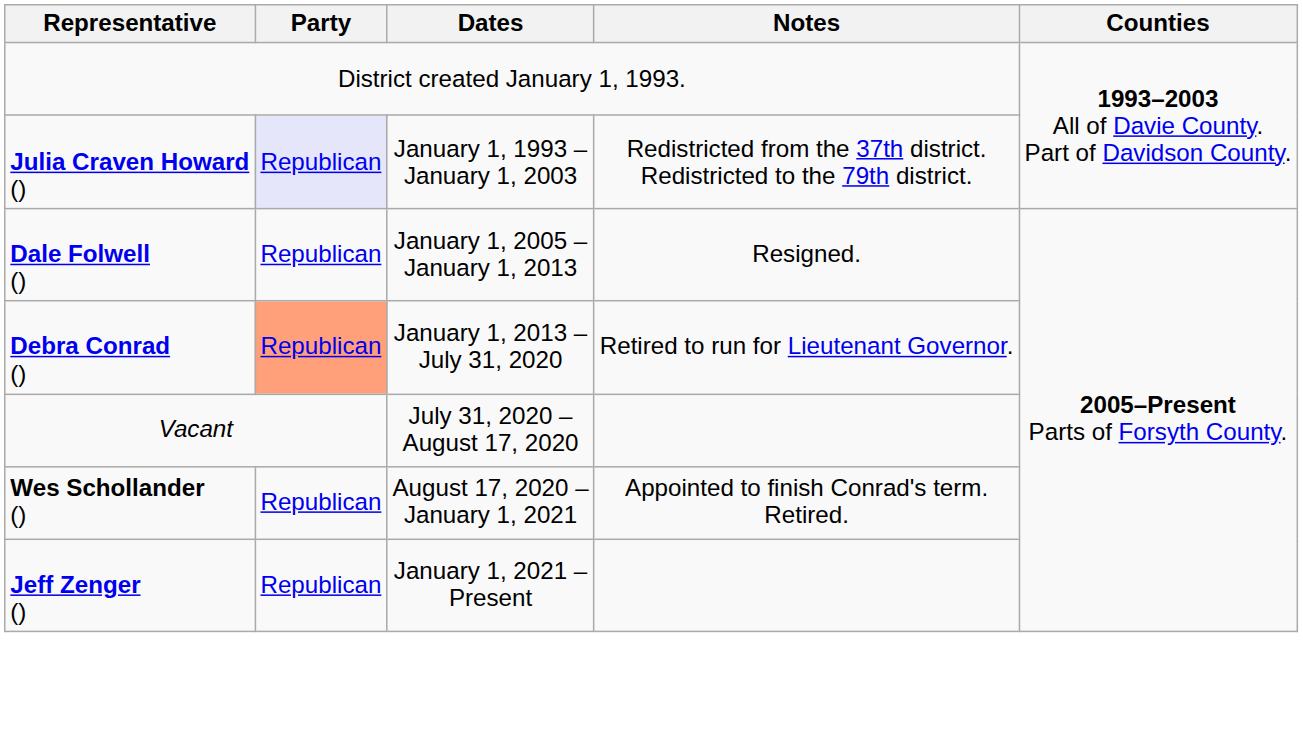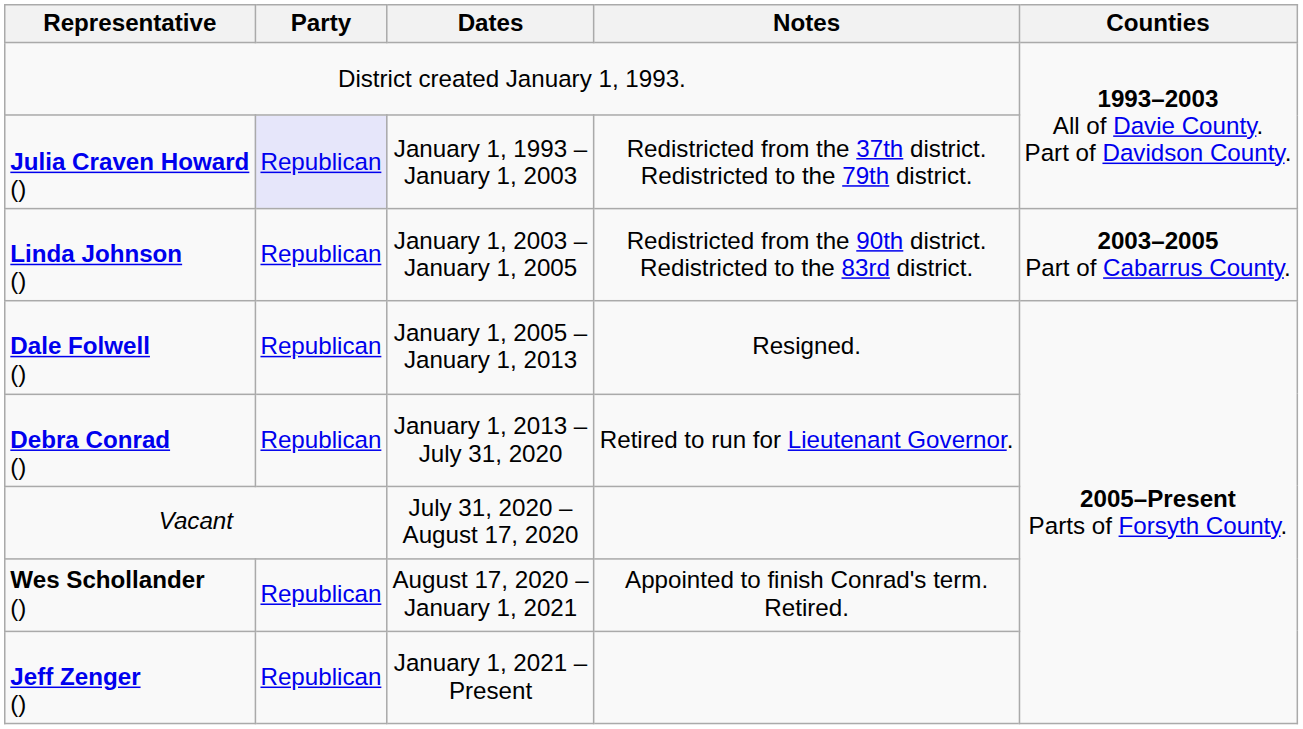+ row: (96, 267)
(321, 346) lightsalmon background -> (321, 439) no background
